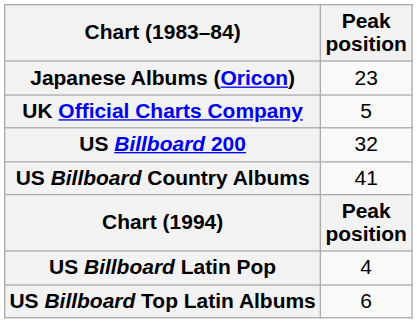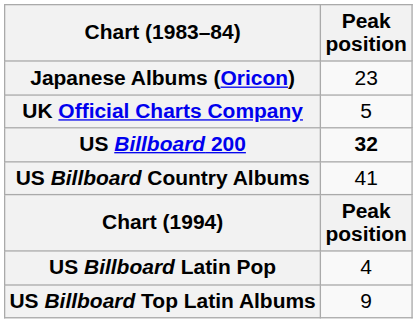(366, 144) normal -> (366, 144) bold
(366, 300) 6 -> (366, 300) 9
